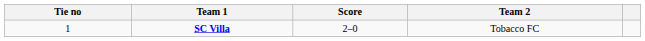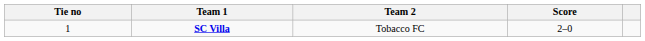columns swapped: (350, 12) <-> (515, 12)
